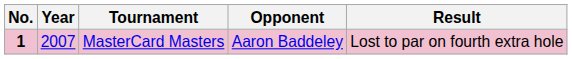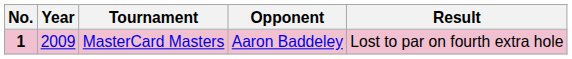(58, 42) 2007 -> (58, 42) 2009
